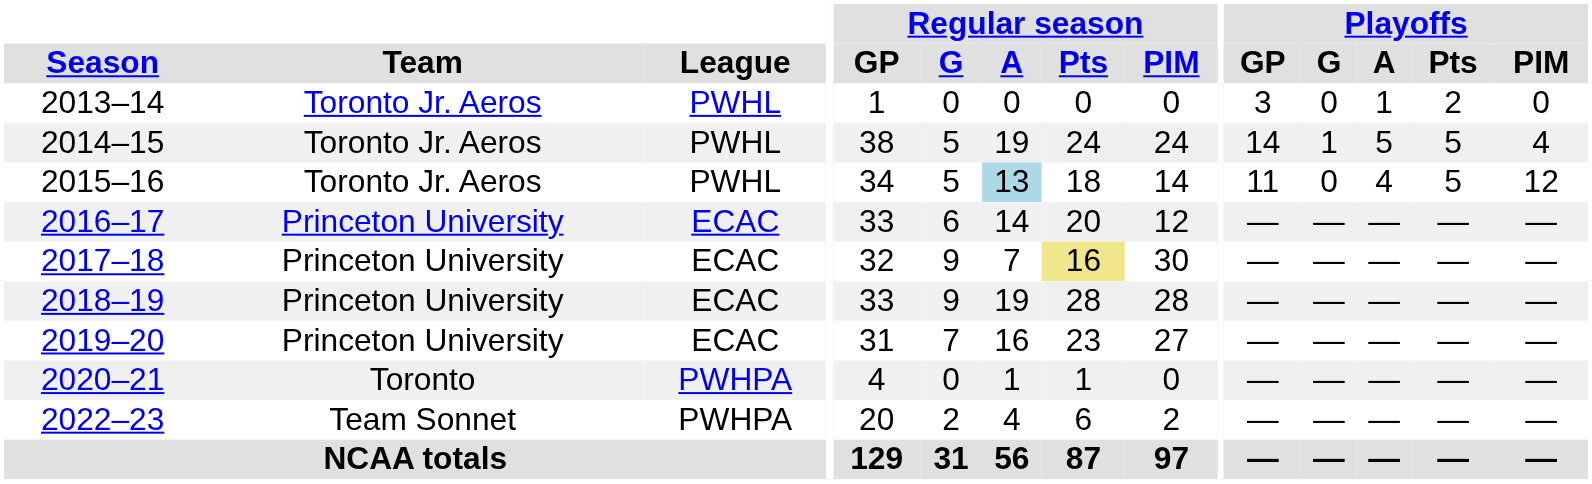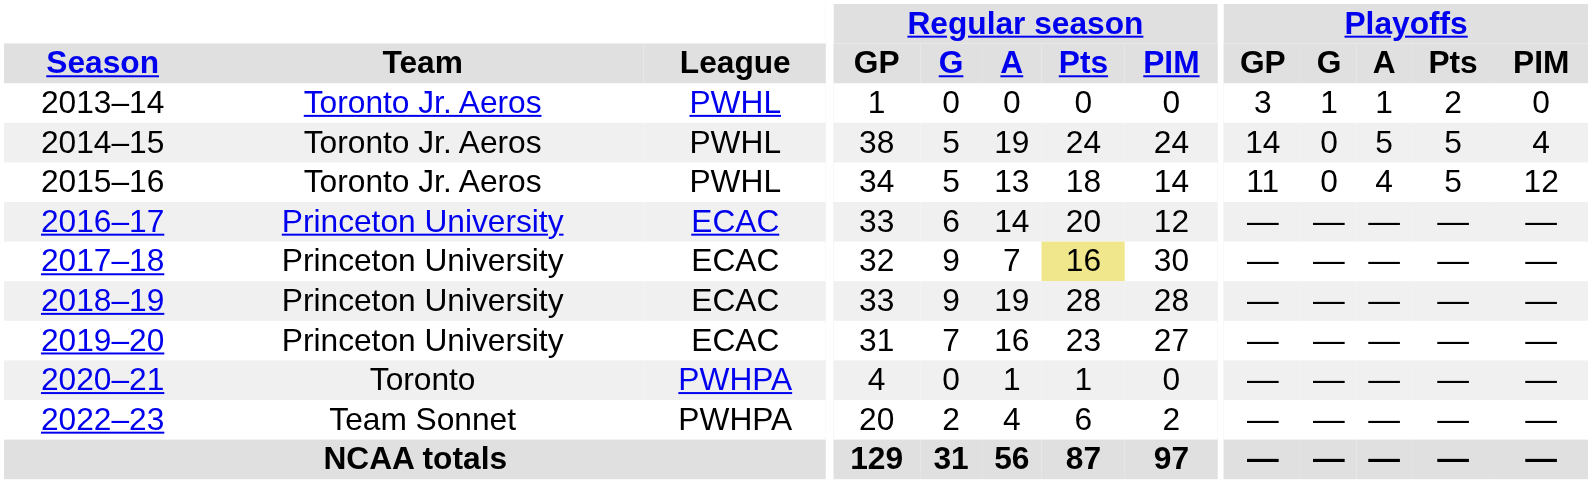(1329, 102) 0 -> (1329, 102) 1
(1329, 142) 1 -> (1329, 142) 0
(1012, 181) lightblue background -> (1012, 181) no background
